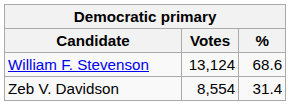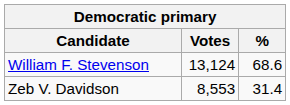(216, 89) 8,554 -> (216, 89) 8,553
